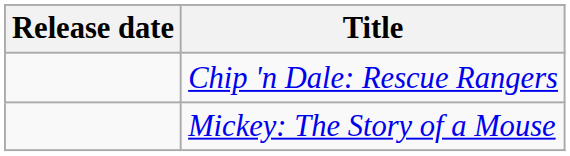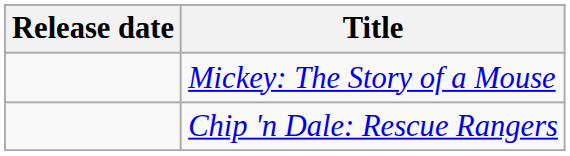rows swapped: (373, 77) <-> (372, 125)
